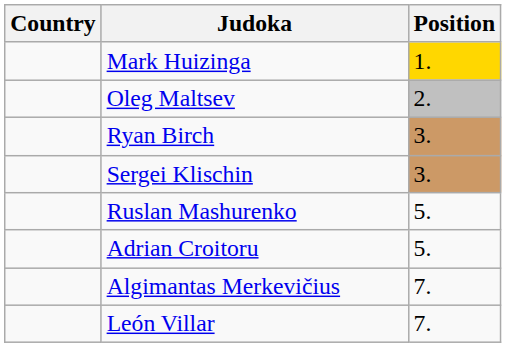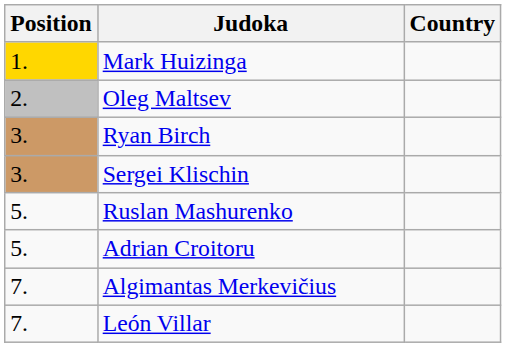columns swapped: (454, 23) <-> (53, 23)
